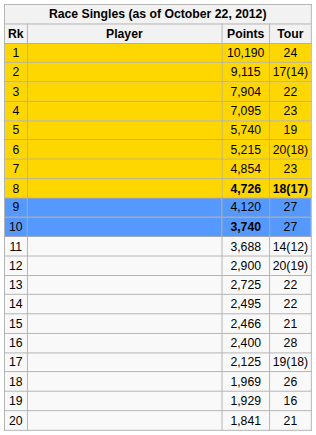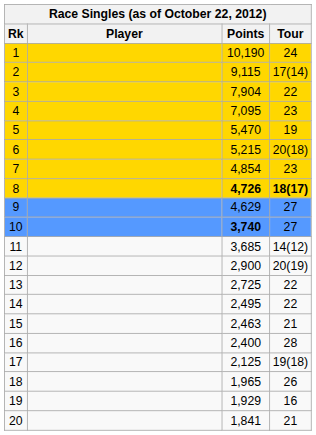(246, 131) 5,740 -> (246, 131) 5,470
(246, 208) 4,120 -> (246, 208) 4,629
(246, 247) 3,688 -> (246, 247) 3,685
(246, 324) 2,466 -> (246, 324) 2,463
(246, 382) 1,969 -> (246, 382) 1,965
